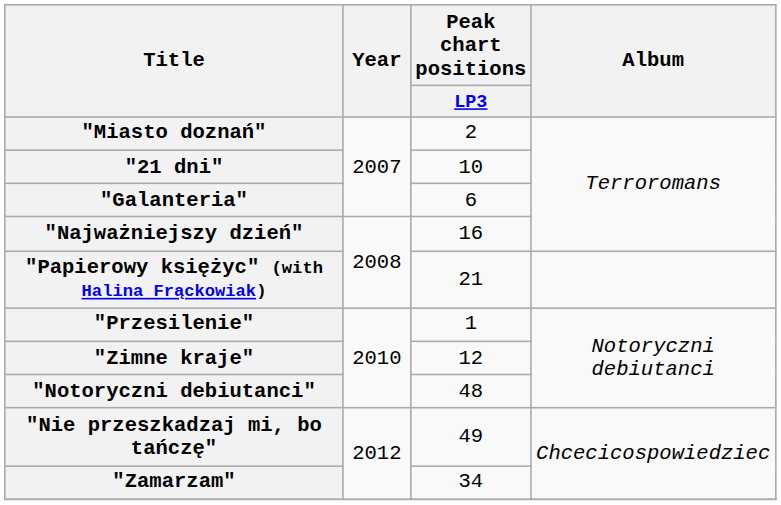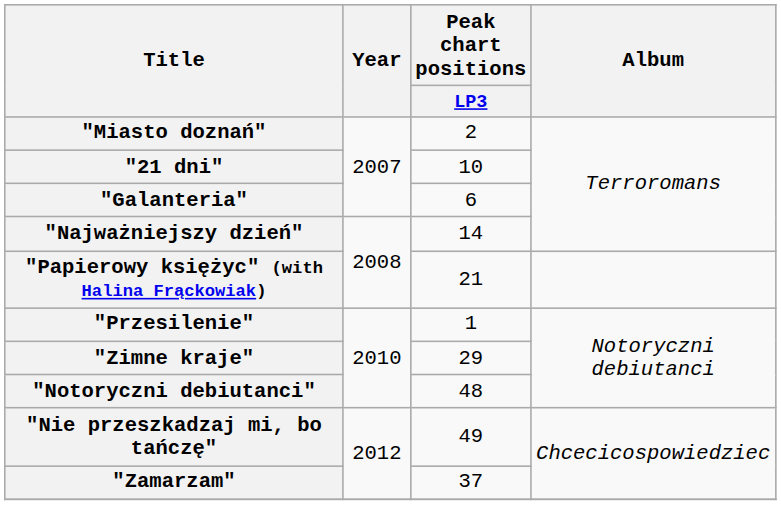(471, 234) 16 -> (471, 234) 14
(471, 358) 12 -> (471, 358) 29
(471, 482) 34 -> (471, 482) 37
